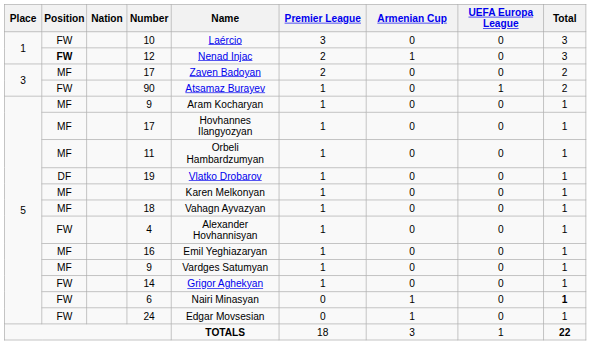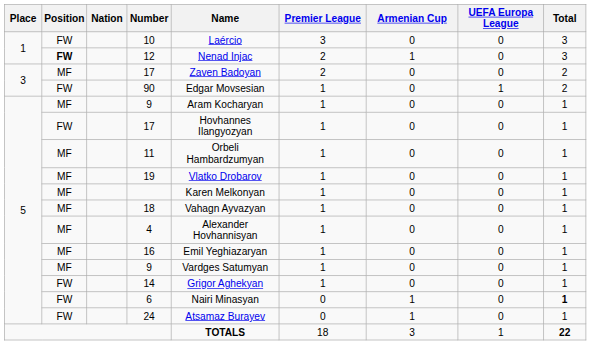(225, 88) Atsamaz Burayev -> (225, 88) Edgar Movsesian
(64, 126) MF -> (64, 126) FW
(64, 176) DF -> (64, 176) MF
(64, 230) FW -> (64, 230) MF
(225, 316) Edgar Movsesian -> (225, 316) Atsamaz Burayev
